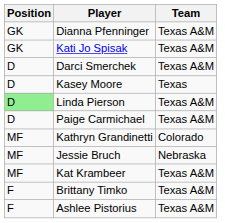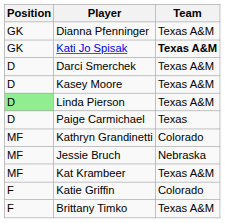(186, 48) normal -> (187, 48) bold
(173, 84) Texas -> (186, 84) Texas A&M
(186, 119) Texas A&M -> (173, 119) Texas
+ row: (85, 191)
- row: (96, 208)
